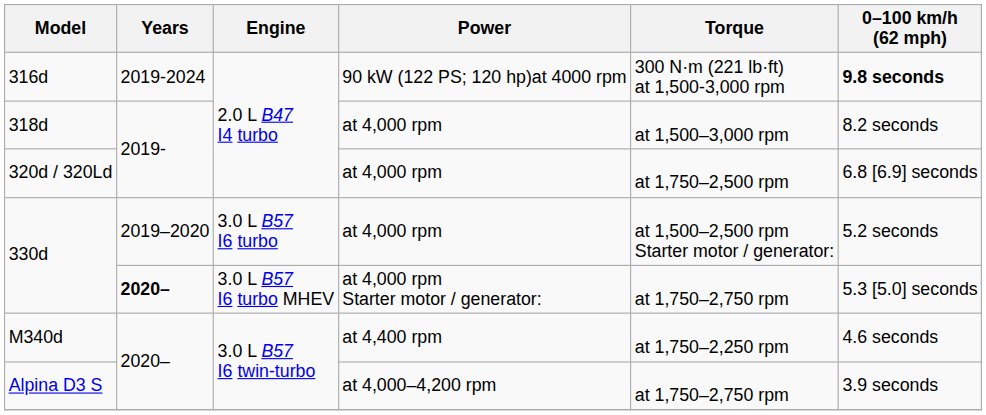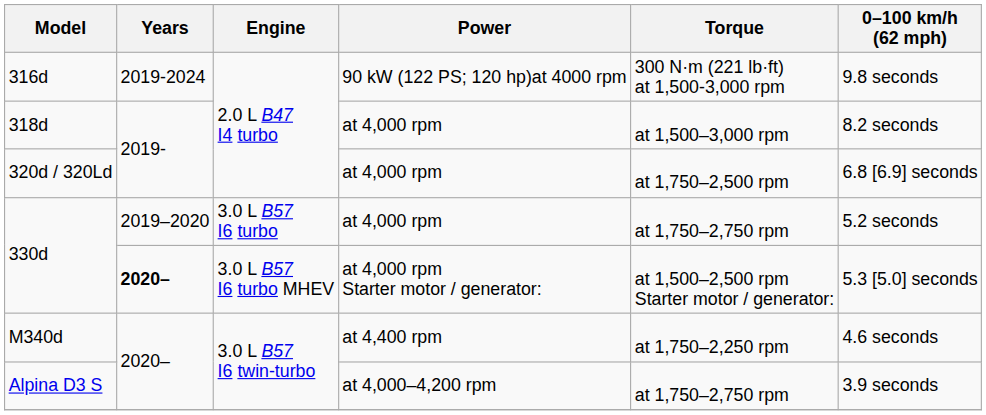(893, 76) bold -> (890, 76) normal
(734, 241) at 1,500–2,500 rpm Starter motor / generator: -> (712, 231) at 1,750–2,750 rpm
(712, 299) at 1,750–2,750 rpm -> (734, 289) at 1,500–2,500 rpm Starter motor / generator:
